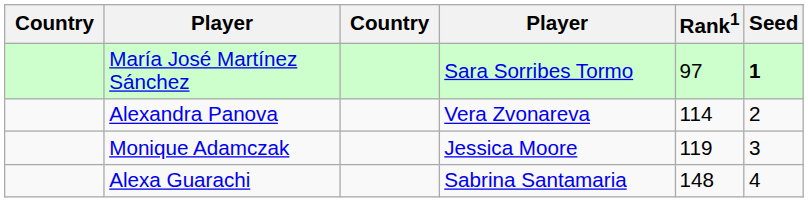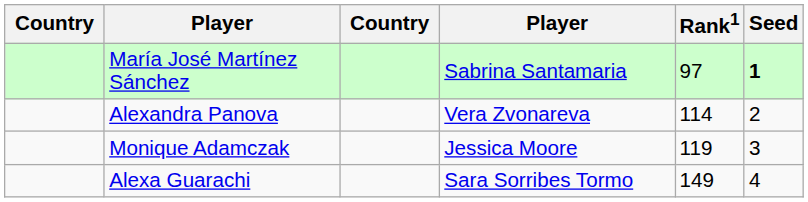(539, 70) Sara Sorribes Tormo -> (536, 70) Sabrina Santamaria
(536, 180) Sabrina Santamaria -> (539, 180) Sara Sorribes Tormo
(697, 180) 148 -> (697, 180) 149
